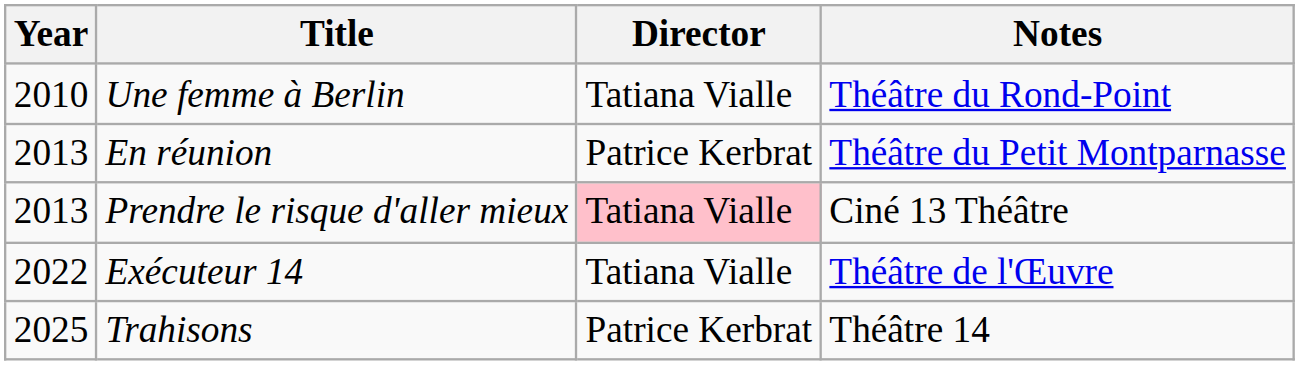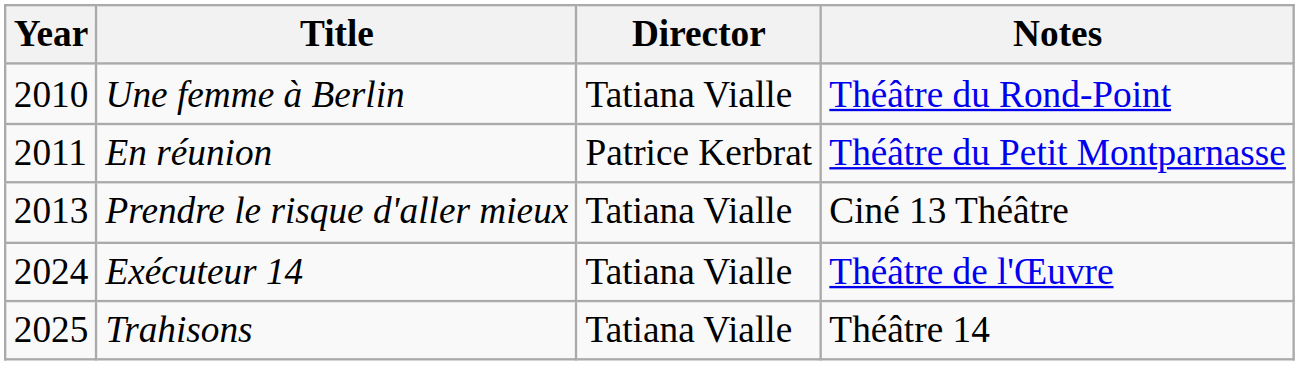(51, 152) 2013 -> (50, 152) 2011
(689, 211) pink background -> (689, 211) no background
(51, 270) 2022 -> (51, 270) 2024
(699, 329) Patrice Kerbrat -> (689, 329) Tatiana Vialle
